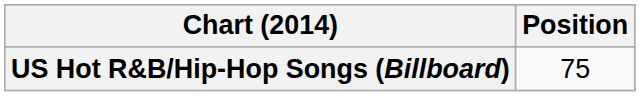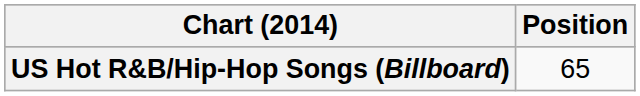(575, 68) 75 -> (575, 68) 65
